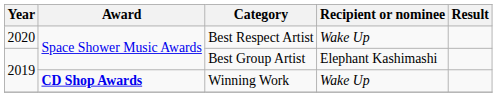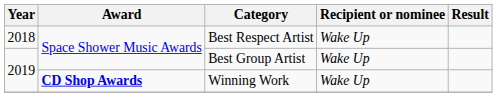(21, 37) 2020 -> (21, 37) 2018
(379, 59) Elephant Kashimashi -> (345, 59) Wake Up
